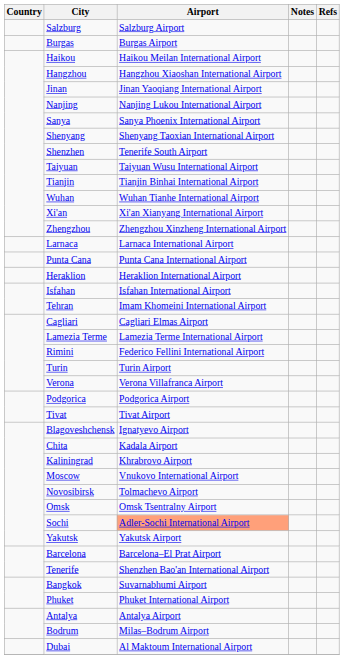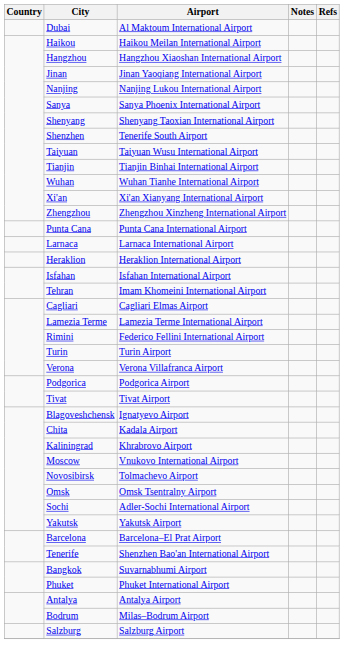rows swapped: (64, 27) <-> (58, 646)
- row: (60, 43)
rows swapped: (62, 244) <-> (69, 259)
(184, 523) lightsalmon background -> (184, 507) no background
